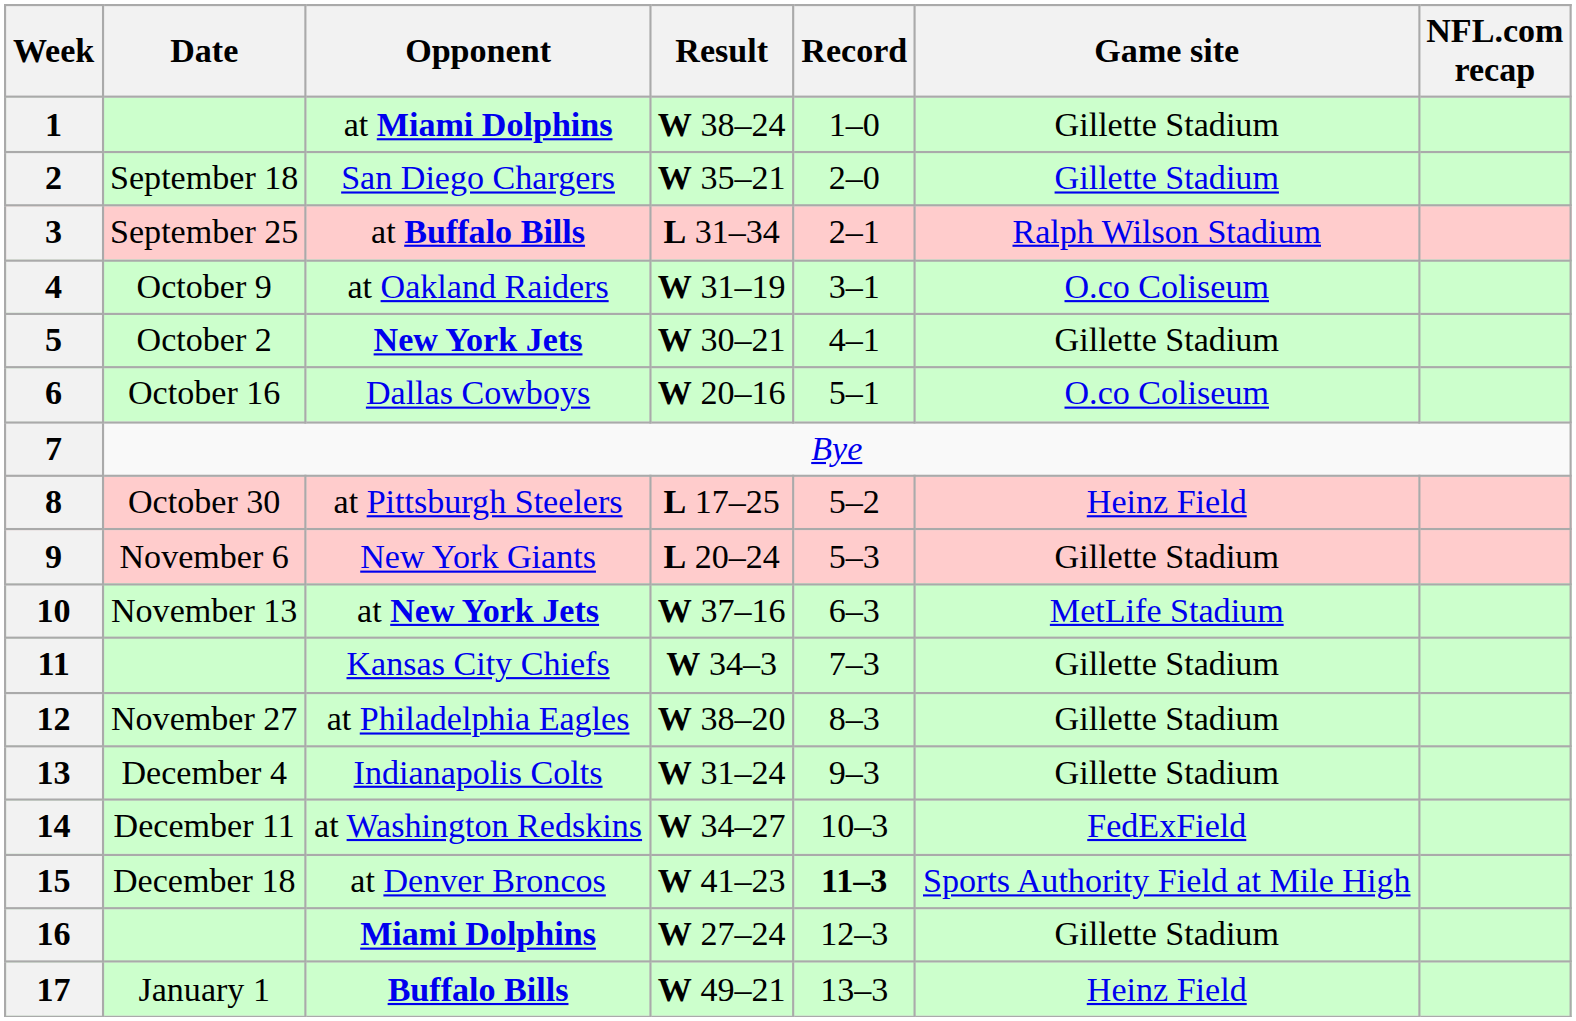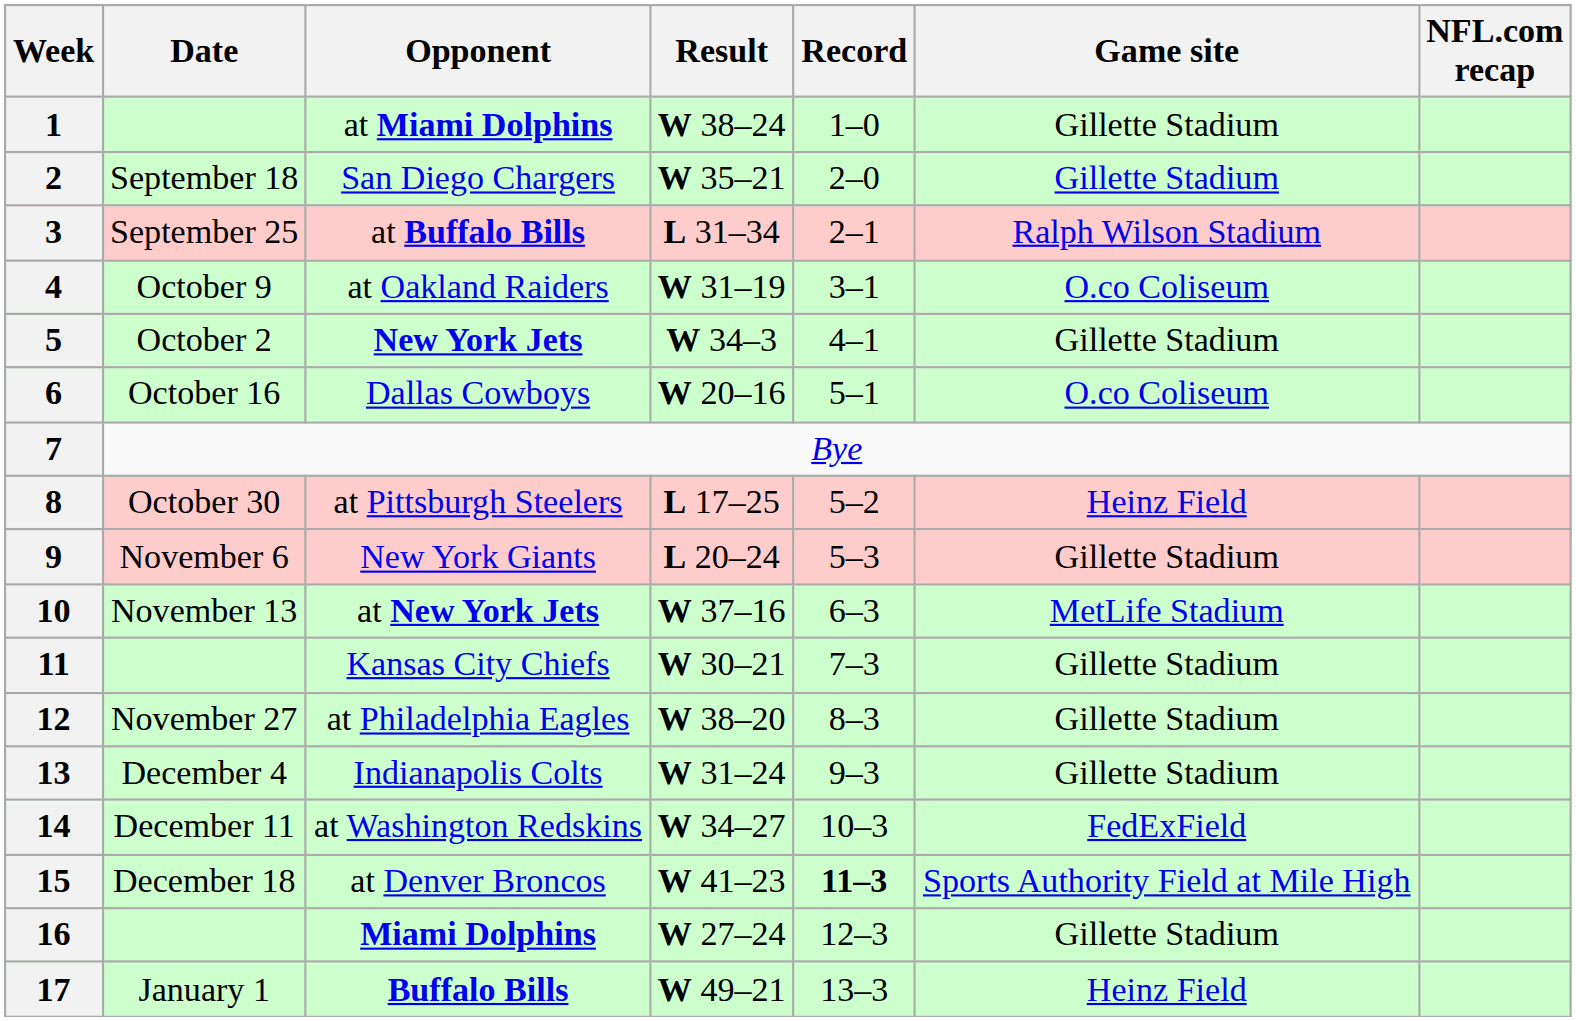(722, 340) W 30–21 -> (722, 340) W 34–3
(722, 664) W 34–3 -> (722, 664) W 30–21
